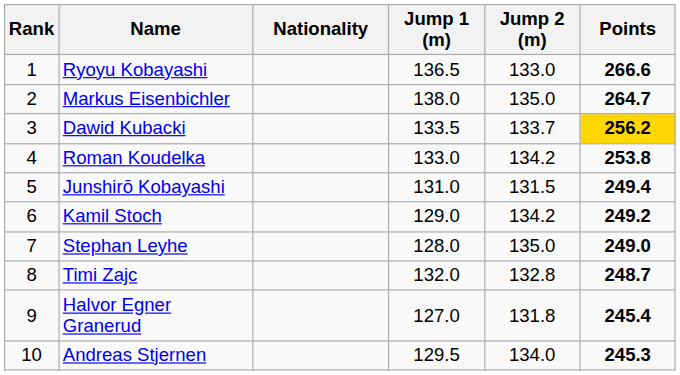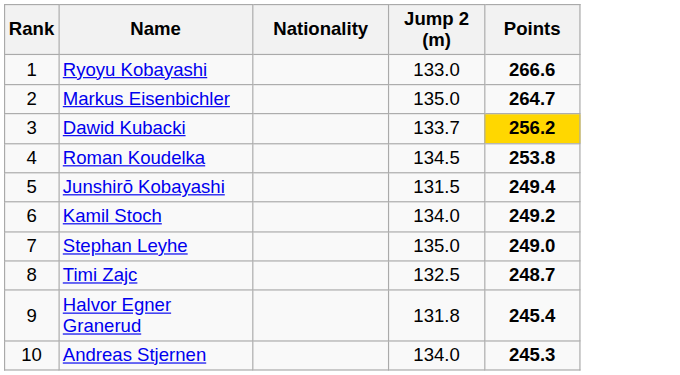- column: (437, 29)
(532, 157) 134.2 -> (437, 157) 134.5
(532, 216) 134.2 -> (437, 216) 134.0
(532, 275) 132.8 -> (437, 275) 132.5
